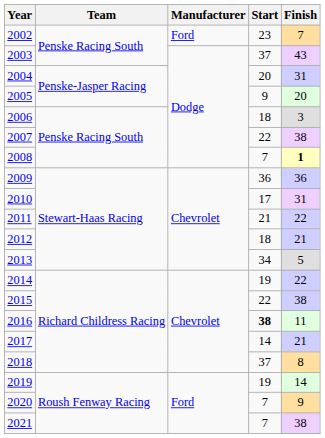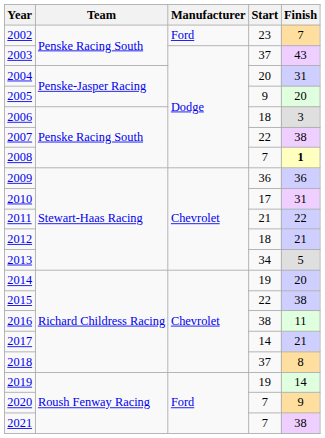(301, 280) 22 -> (301, 280) 20
(265, 321) bold -> (265, 321) normal
